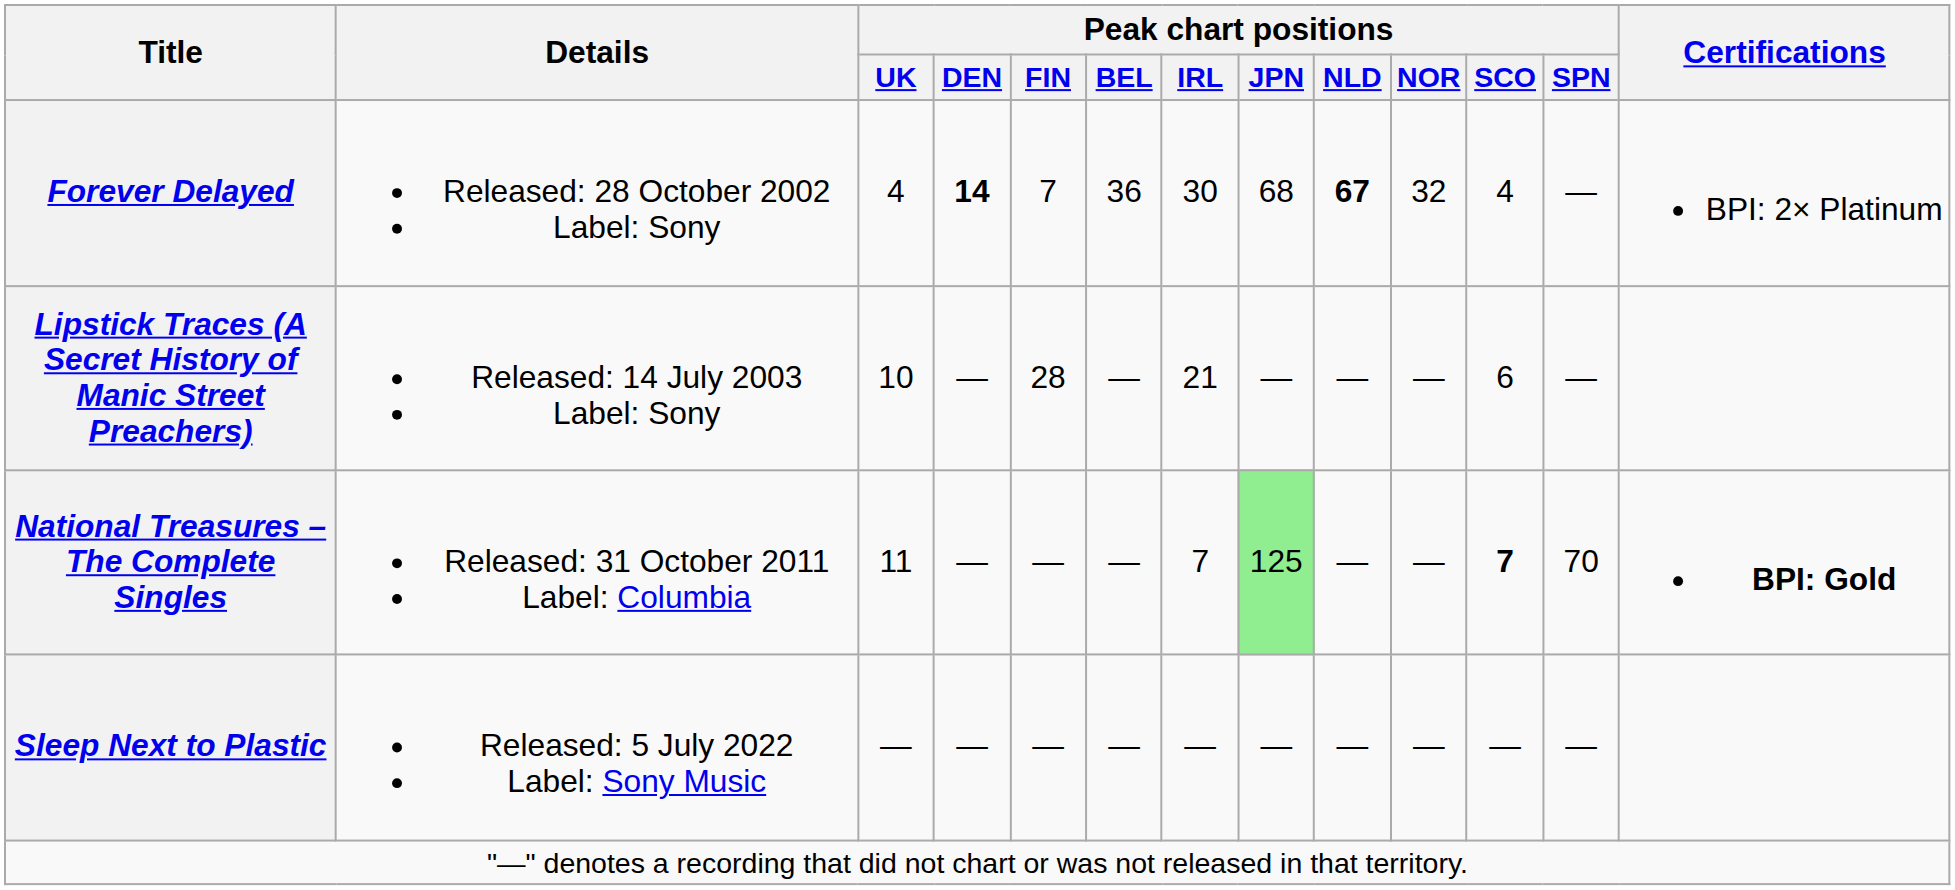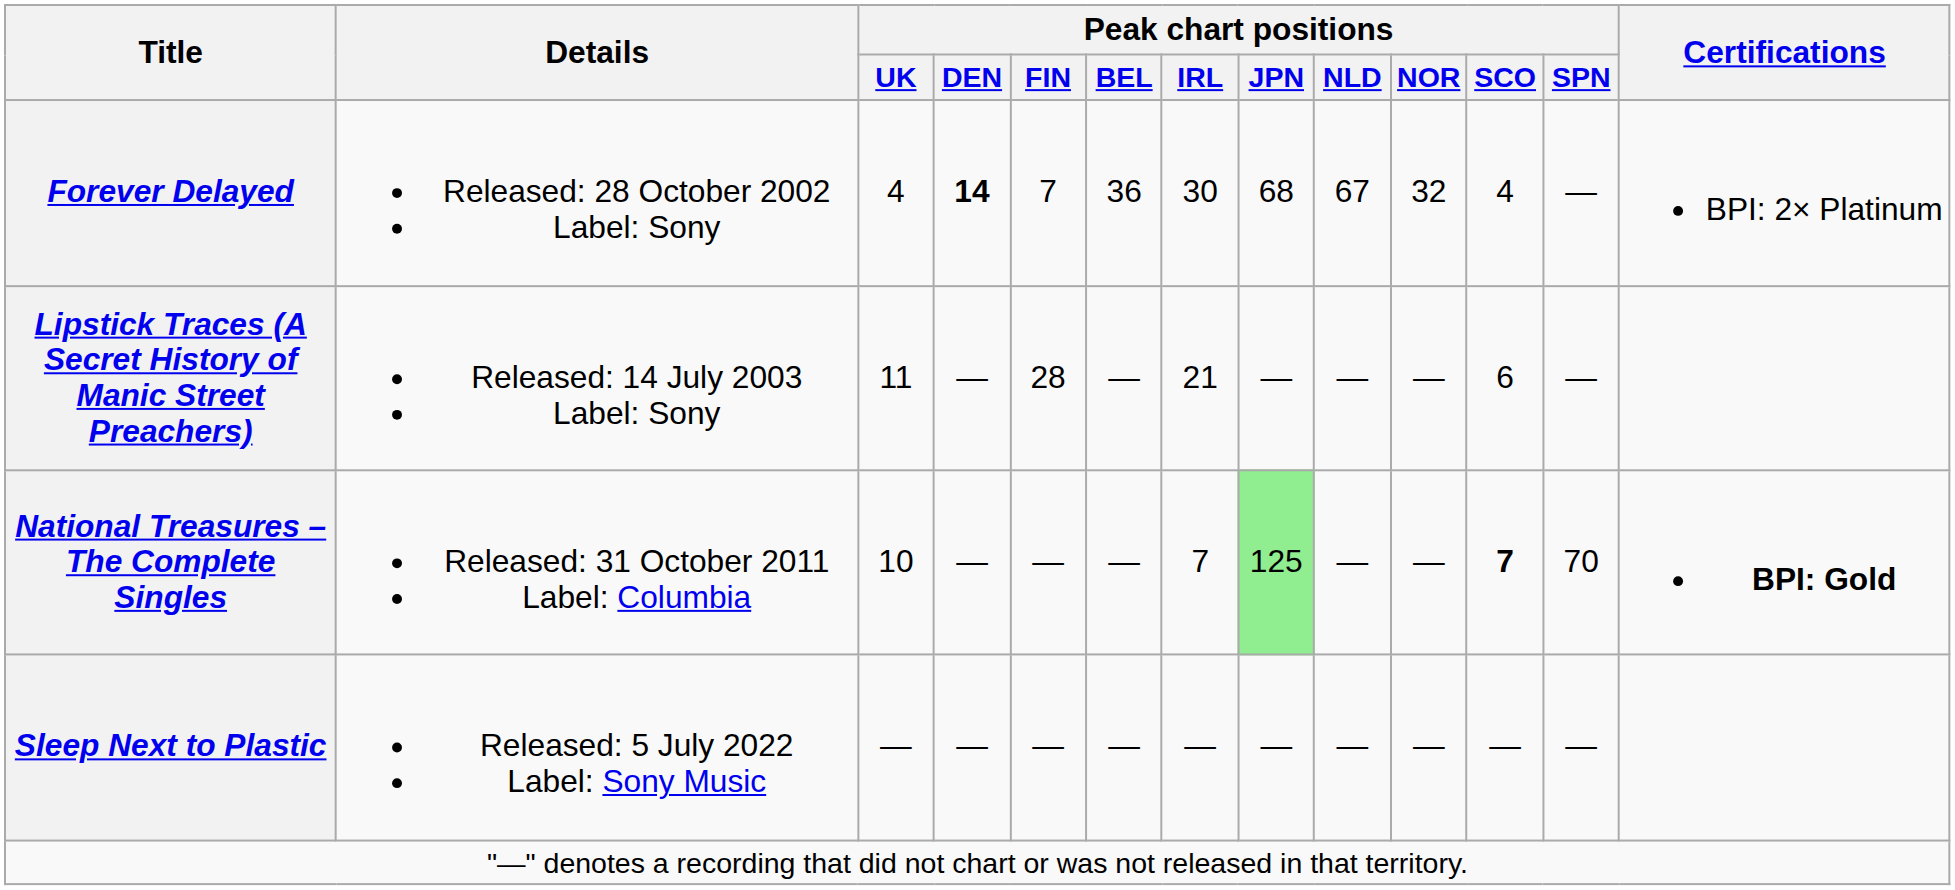(1352, 192) bold -> (1352, 192) normal
(896, 377) 10 -> (896, 377) 11
(896, 561) 11 -> (896, 561) 10
